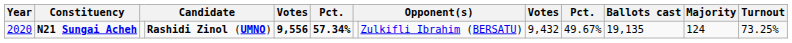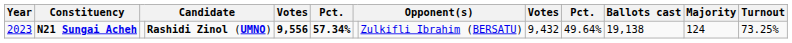(20, 30) 2020 -> (20, 30) 2023
(583, 30) 49.67% -> (583, 30) 49.64%
(625, 30) 19,135 -> (625, 30) 19,138
